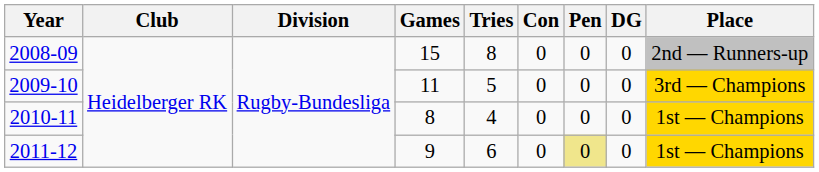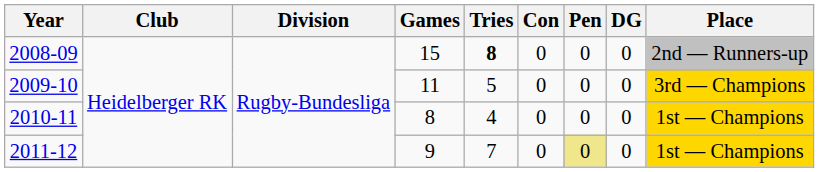(491, 53) normal -> (491, 53) bold
(491, 150) 6 -> (491, 150) 7
